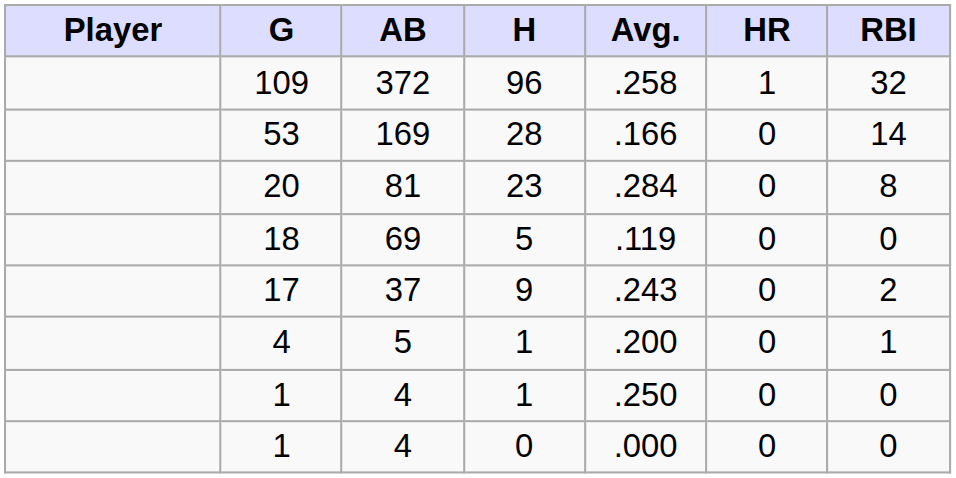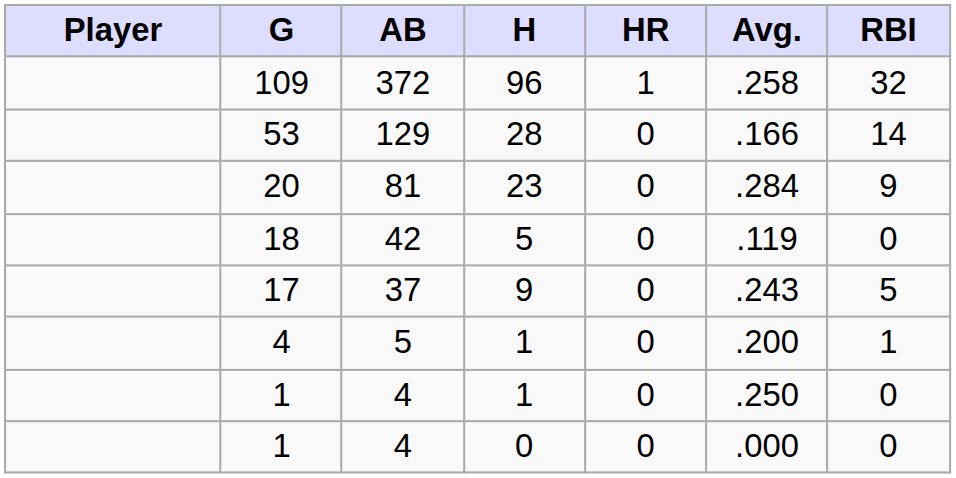columns swapped: (646, 30) <-> (767, 30)
(403, 134) 169 -> (403, 134) 129
(888, 186) 8 -> (888, 186) 9
(403, 238) 69 -> (403, 238) 42
(888, 290) 2 -> (888, 290) 5
